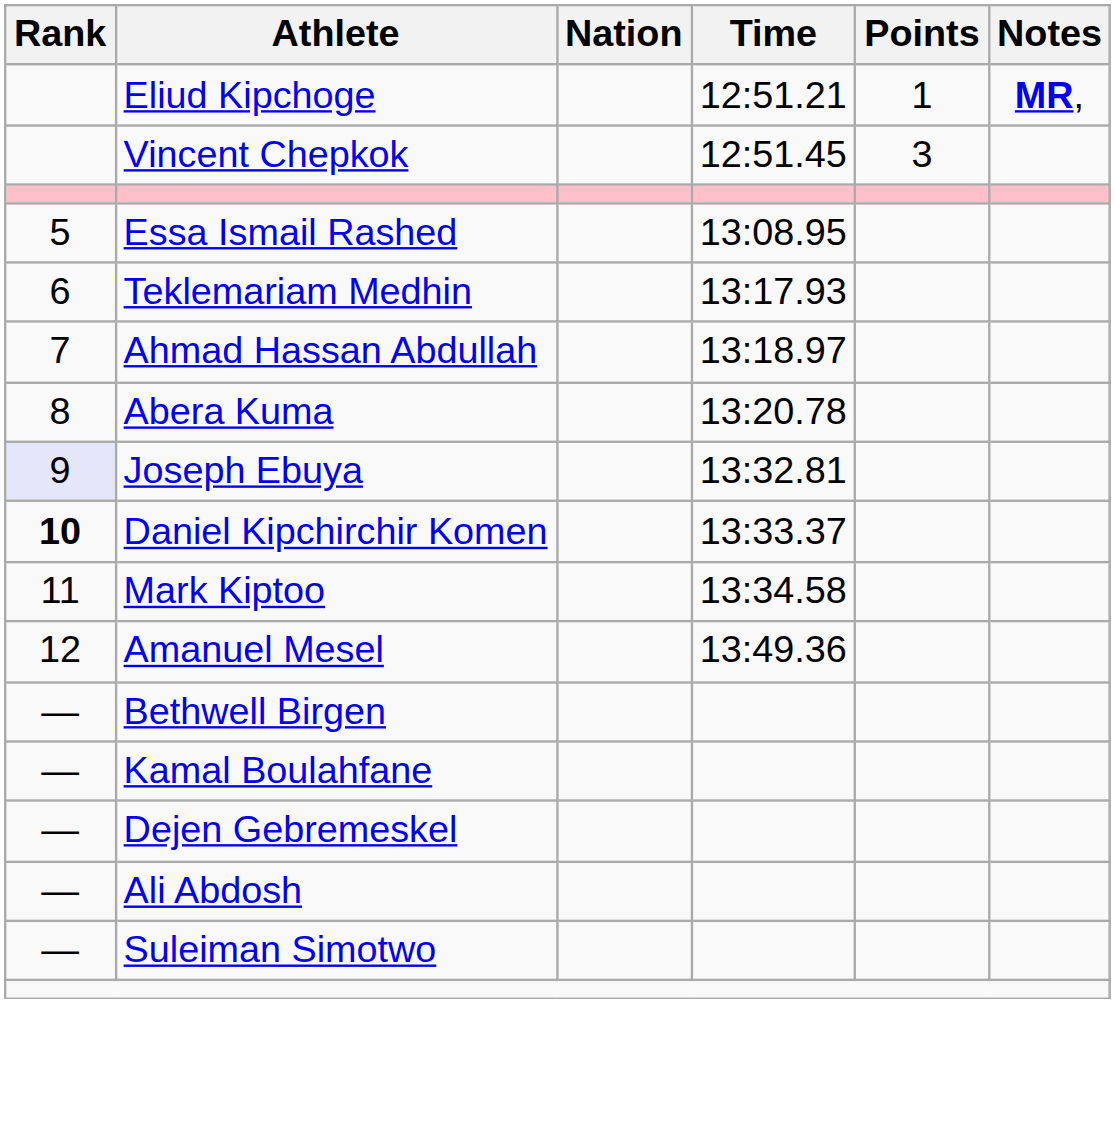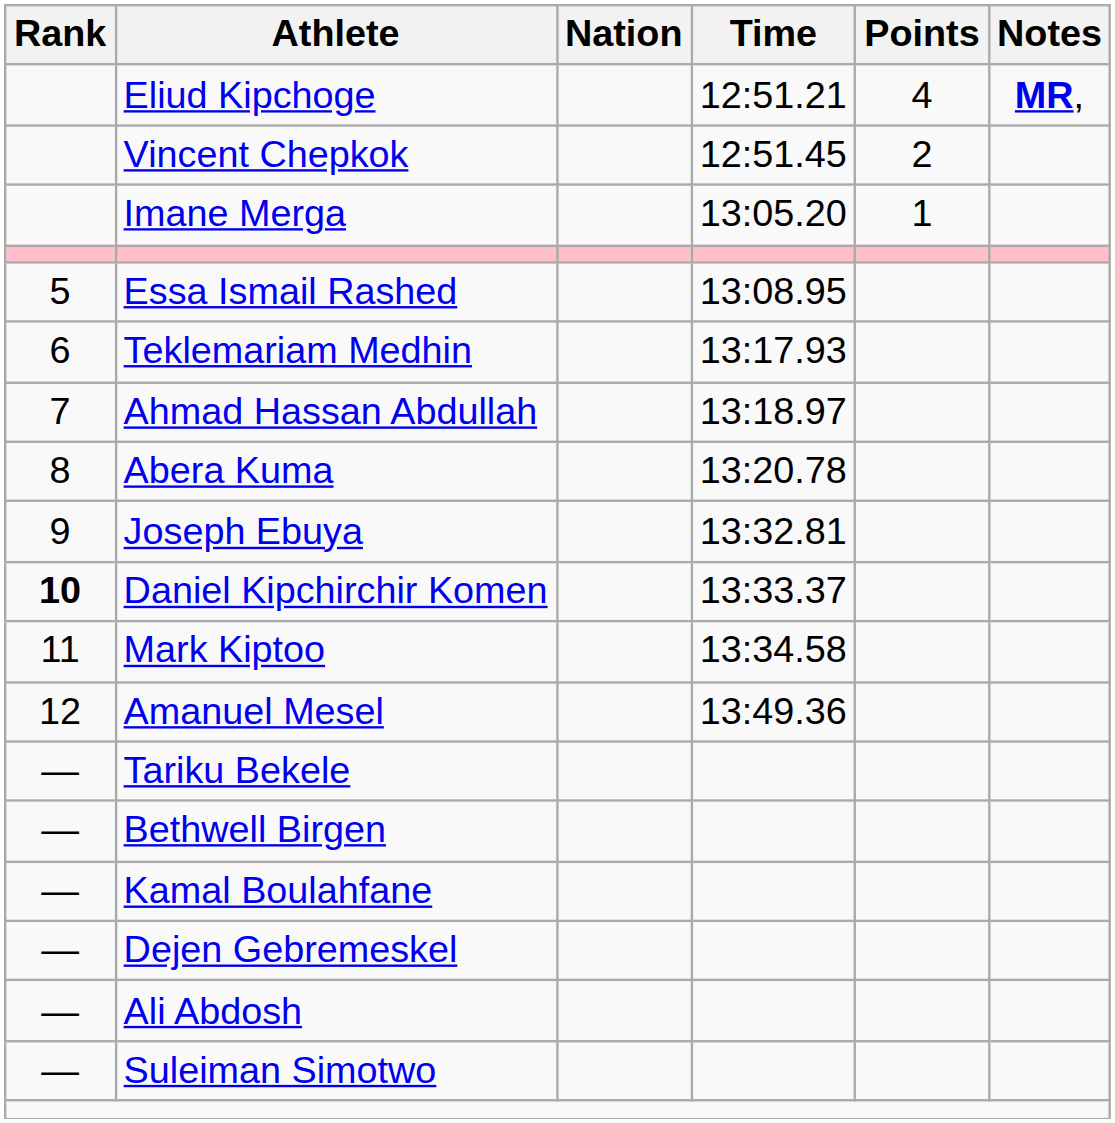(922, 94) 1 -> (922, 94) 4
(922, 154) 3 -> (922, 154) 2
+ row: (235, 214)
(60, 471) lavender background -> (60, 530) no background
+ row: (237, 770)
